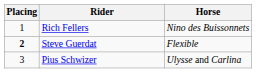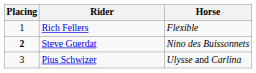(208, 28) Nino des Buissonnets -> (183, 28) Flexible
(183, 44) Flexible -> (208, 44) Nino des Buissonnets
